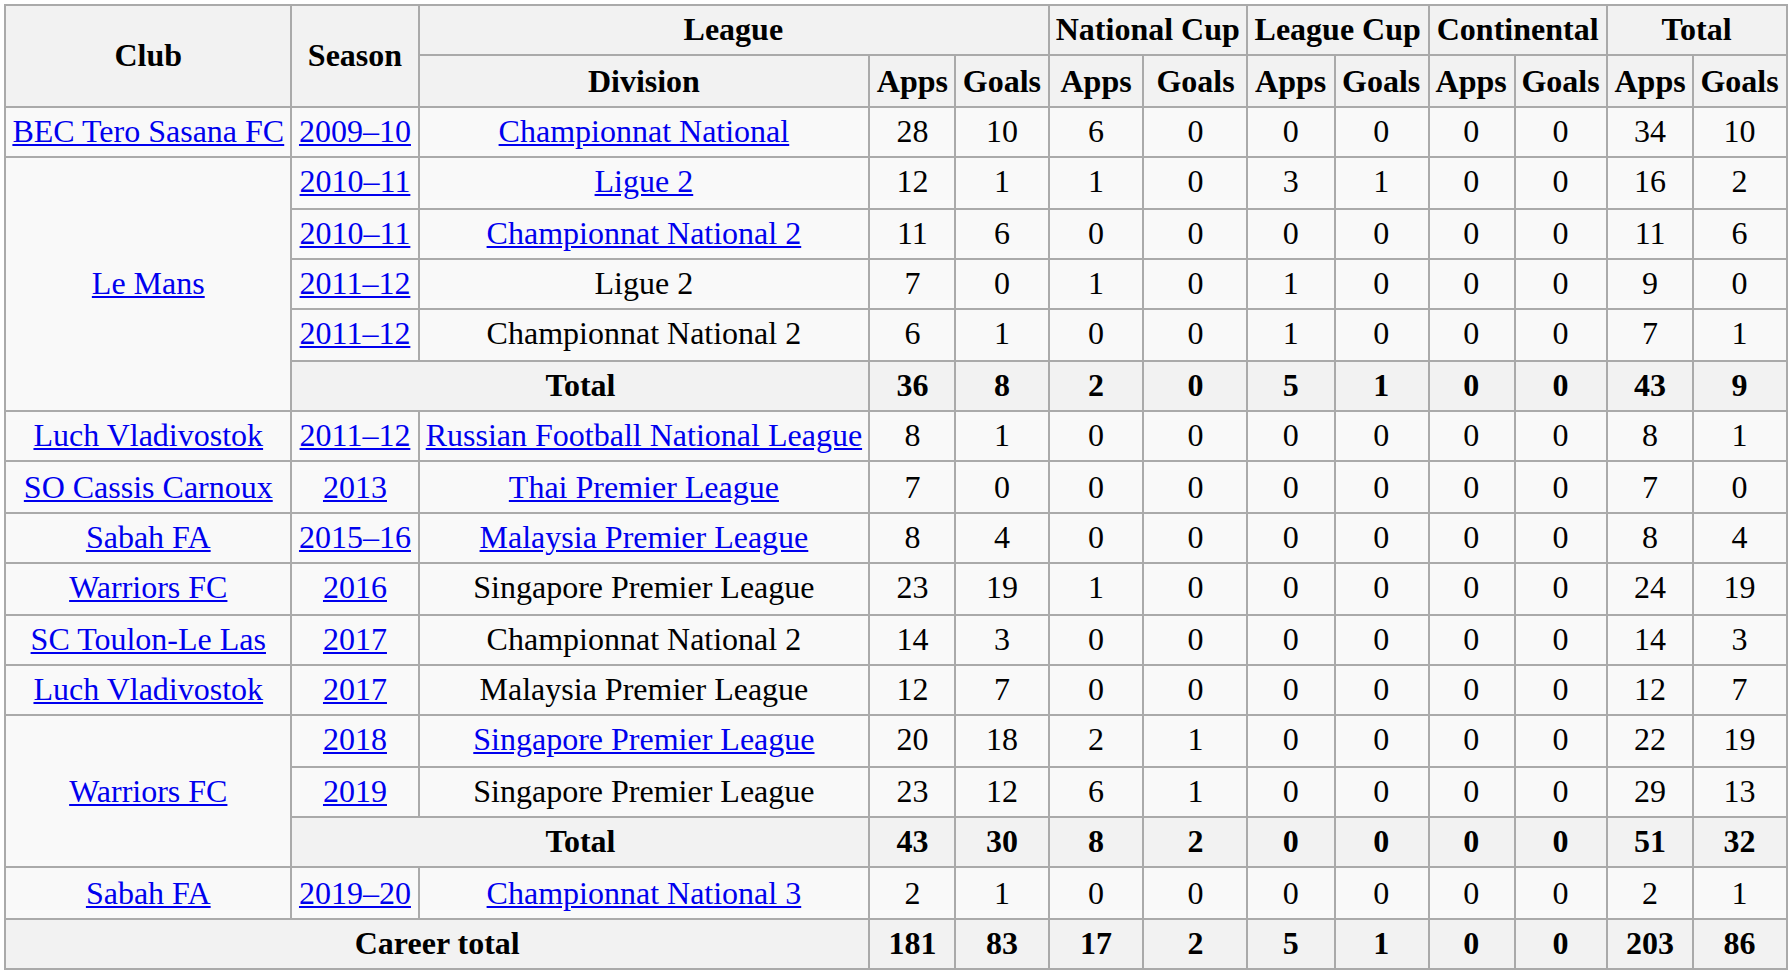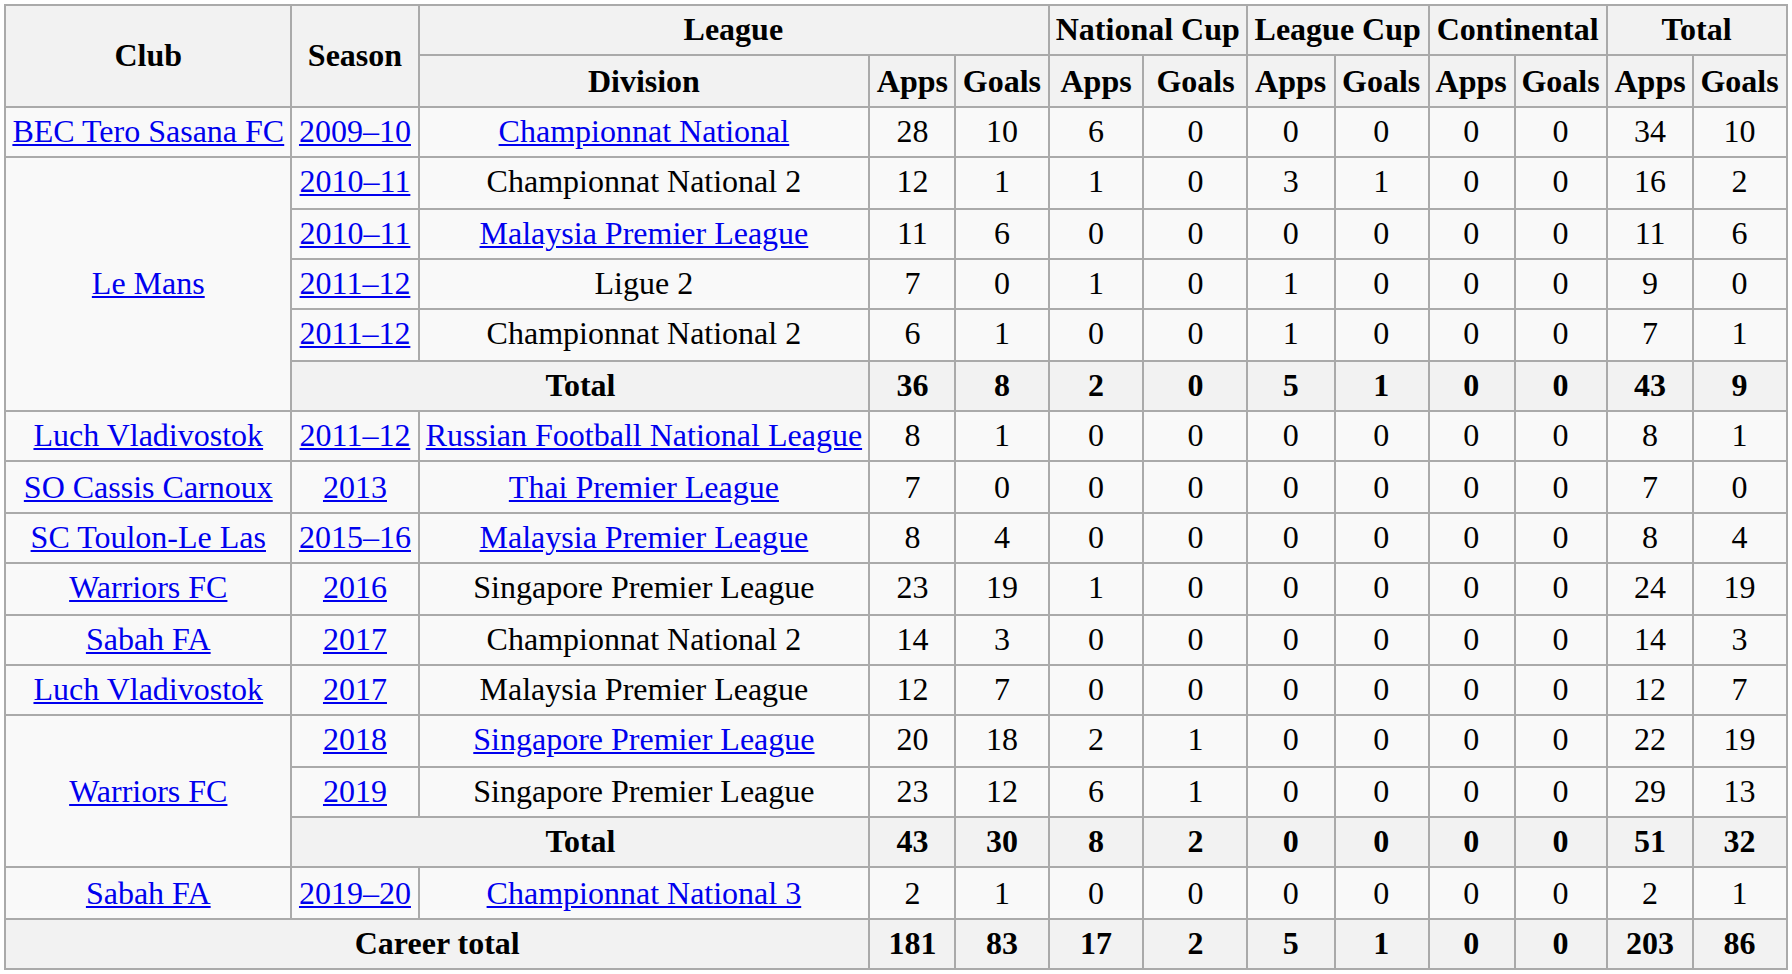(644, 182) Ligue 2 -> (644, 182) Championnat National 2
(644, 232) Championnat National 2 -> (644, 232) Malaysia Premier League
(148, 537) Sabah FA -> (148, 537) SC Toulon-Le Las
(148, 638) SC Toulon-Le Las -> (148, 638) Sabah FA
